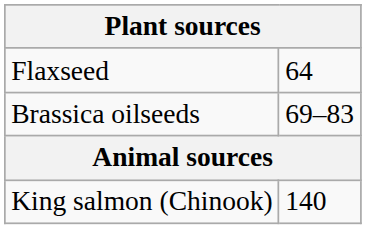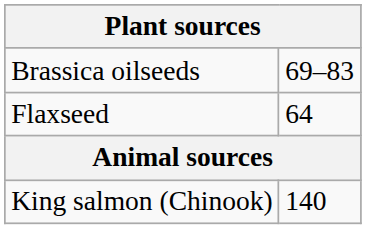rows swapped: (106, 113) <-> (60, 69)
